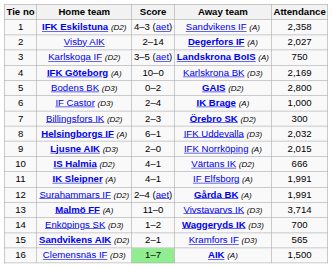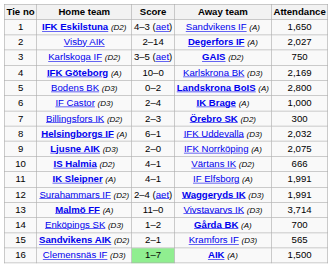(300, 27) 2,358 -> (300, 27) 1,650
(223, 57) Landskrona BoIS (A) -> (223, 57) GAIS (D2)
(223, 88) GAIS (D2) -> (223, 88) Landskrona BoIS (A)
(300, 149) 2,015 -> (300, 149) 2,075
(223, 194) Gårda BK (A) -> (223, 194) Waggeryds IK (D3)
(223, 225) Waggeryds IK (D3) -> (223, 225) Gårda BK (A)
